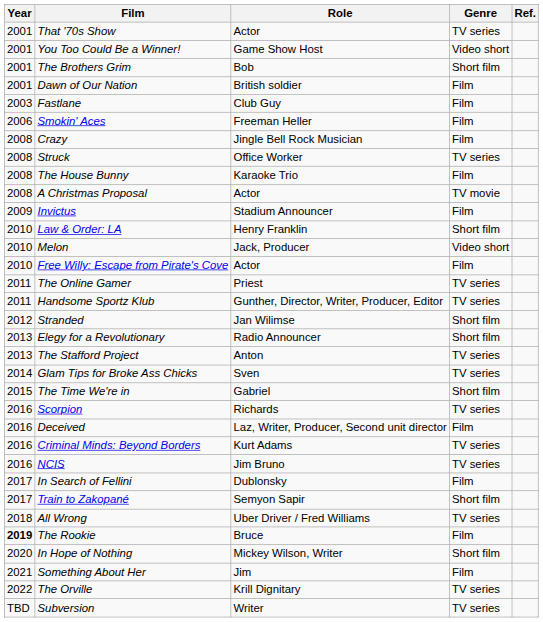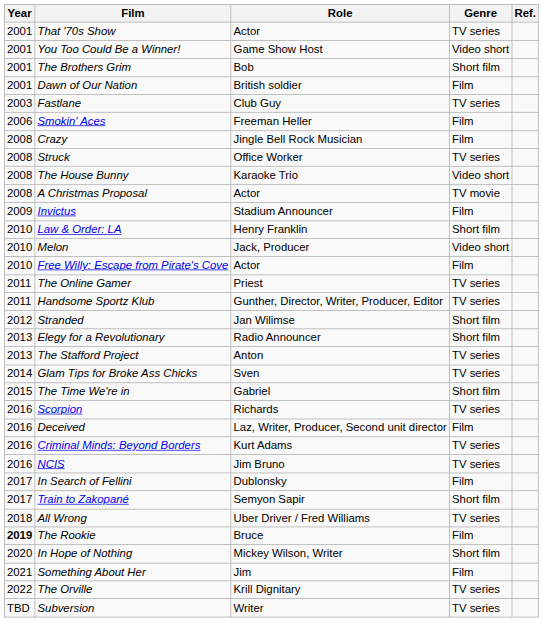(463, 103) Film -> (476, 103) TV series
(463, 175) Film -> (481, 175) Video short
